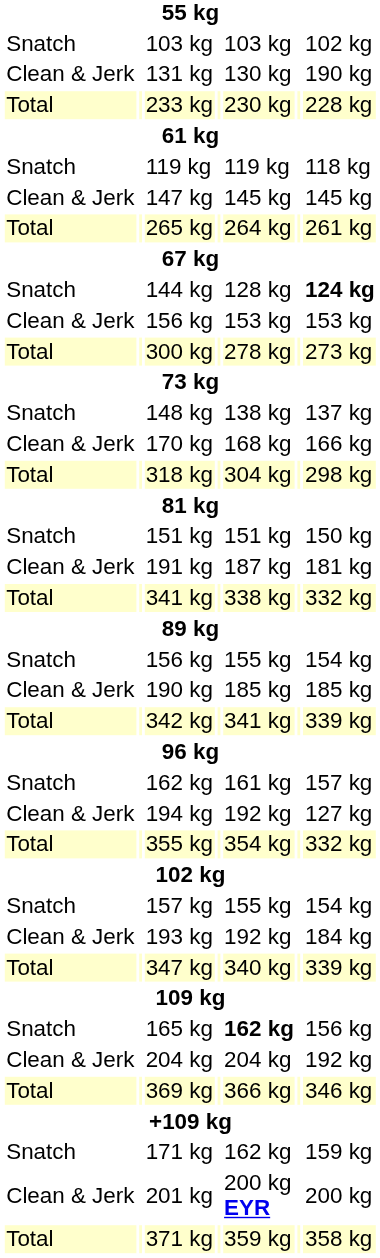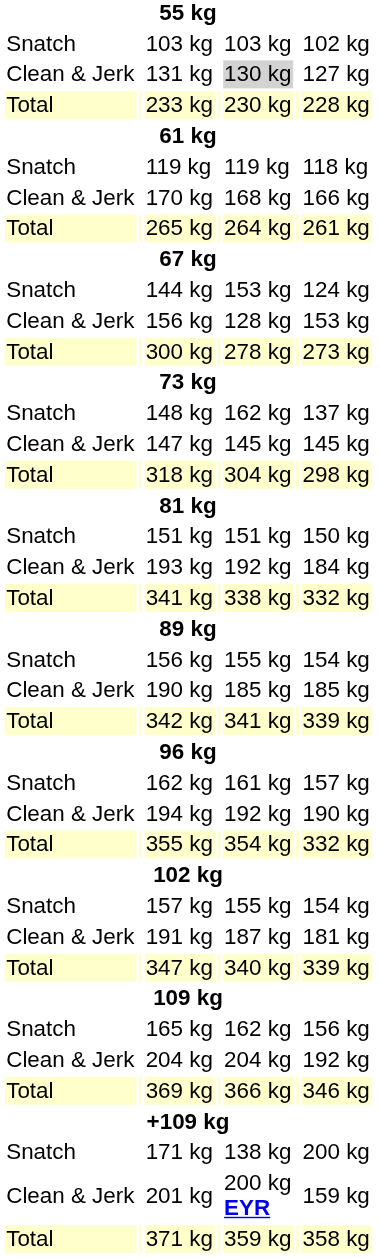(258, 74) no background -> (258, 74) lightgrey background
(339, 74) 190 kg -> (336, 74) 127 kg
rows swapped: (70, 197) <-> (70, 443)
(258, 289) 128 kg -> (258, 289) 153 kg
(340, 289) bold -> (336, 289) normal
(258, 320) 153 kg -> (258, 320) 128 kg
(258, 412) 138 kg -> (258, 412) 162 kg
rows swapped: (70, 566) <-> (70, 936)
(339, 813) 127 kg -> (336, 813) 190 kg
(259, 1028) bold -> (258, 1028) normal
(258, 1152) 162 kg -> (258, 1152) 138 kg
(339, 1152) 159 kg -> (336, 1152) 200 kg
(339, 1195) 200 kg -> (336, 1195) 159 kg
